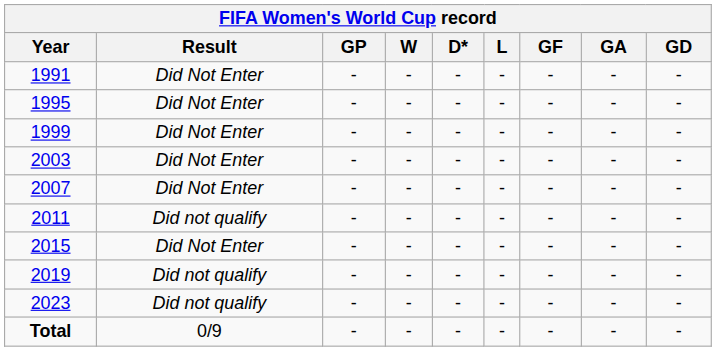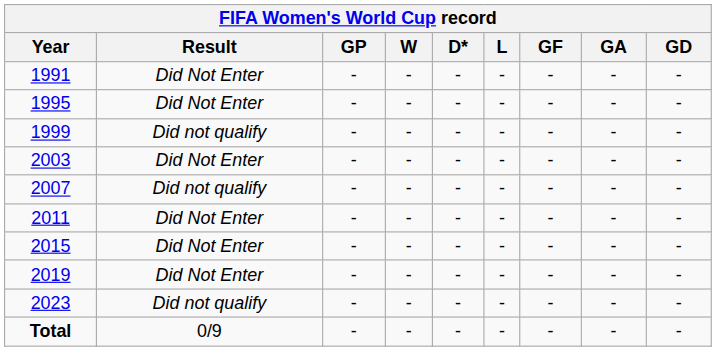(209, 132) Did Not Enter -> (209, 132) Did not qualify
(209, 189) Did Not Enter -> (209, 189) Did not qualify
(209, 217) Did not qualify -> (209, 217) Did Not Enter
(209, 274) Did not qualify -> (209, 274) Did Not Enter
